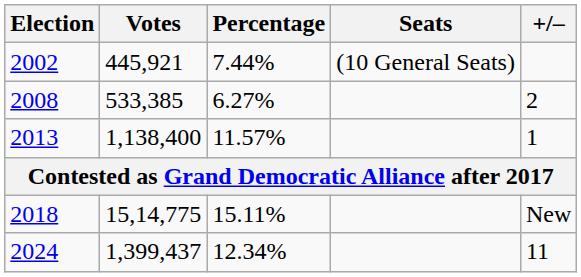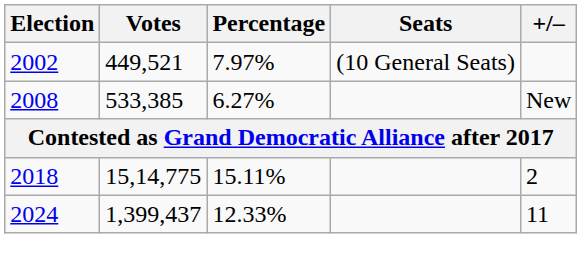(144, 61) 445,921 -> (144, 61) 449,521
(243, 61) 7.44% -> (243, 61) 7.97%
(532, 99) 2 -> (549, 99) New
- row: (34, 137)
(549, 213) New -> (532, 175) 2
(249, 251) 12.34% -> (249, 213) 12.33%
